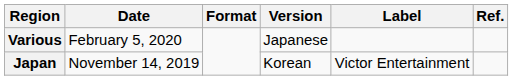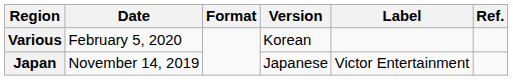(296, 39) Japanese -> (287, 39) Korean
(287, 63) Korean -> (296, 63) Japanese
